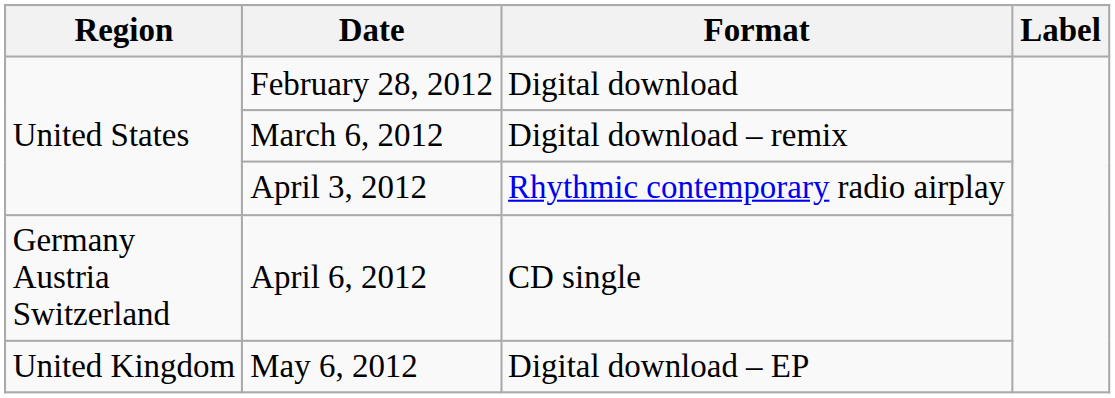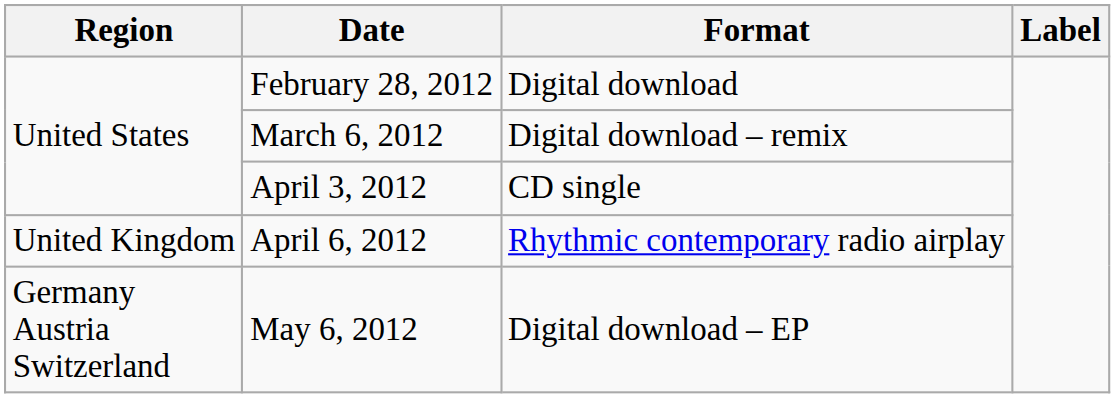(757, 187) Rhythmic contemporary radio airplay -> (574, 187) CD single
(91, 276) Germany Austria Switzerland -> (124, 239) United Kingdom
(574, 276) CD single -> (757, 239) Rhythmic contemporary radio airplay
(124, 366) United Kingdom -> (91, 329) Germany Austria Switzerland
